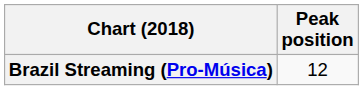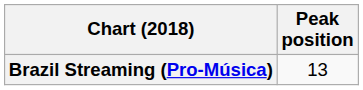(318, 69) 12 -> (318, 69) 13
